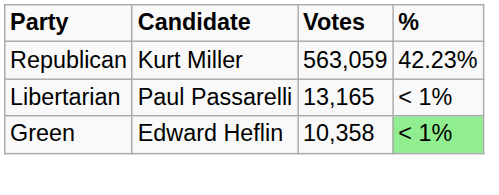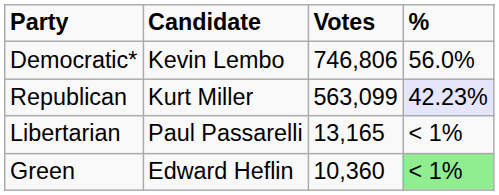+ row: (74, 60)
(345, 60) 563,059 -> (356, 97) 563,099
(438, 60) no background -> (448, 97) lavender background
(339, 134) 10,358 -> (349, 171) 10,360
